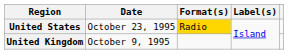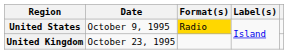(131, 27) October 23, 1995 -> (129, 27) October 9, 1995
(129, 41) October 9, 1995 -> (131, 41) October 23, 1995
